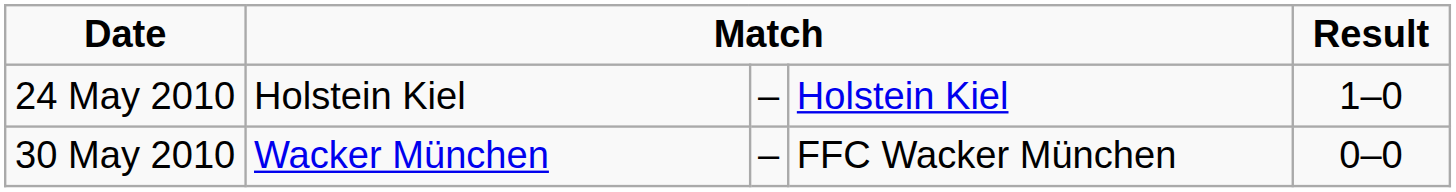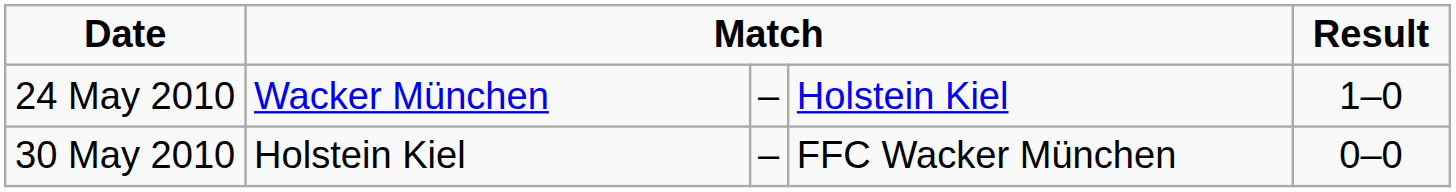(360, 95) Holstein Kiel -> (401, 95) Wacker München
(401, 155) Wacker München -> (360, 155) Holstein Kiel
